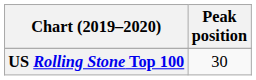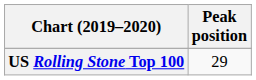(219, 61) 30 -> (219, 61) 29
